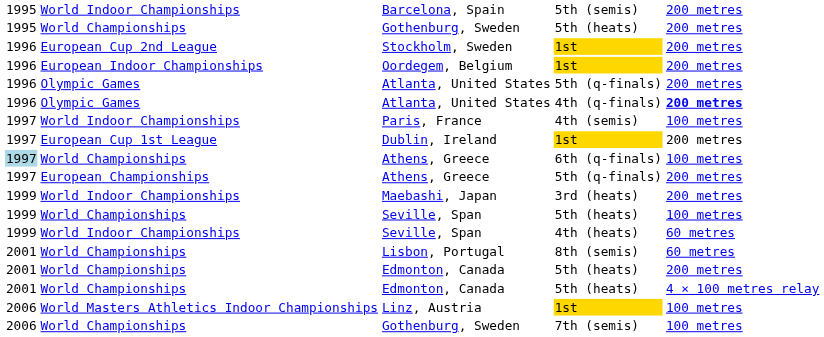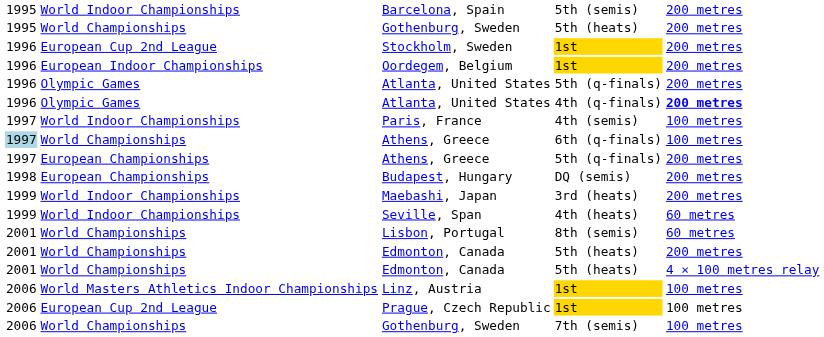- row: (439, 140)
+ row: (447, 177)
- row: (432, 214)
+ row: (466, 307)
